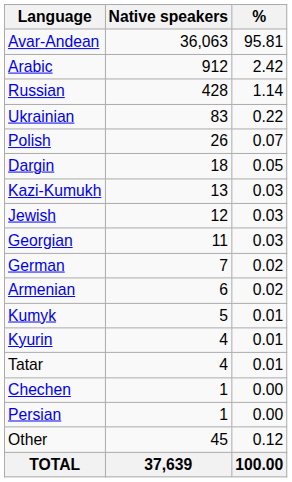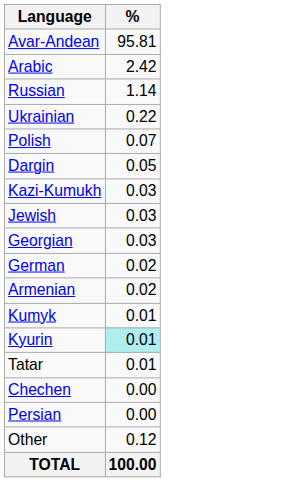- column: (168, 16)
(268, 340) no background -> (141, 340) paleturquoise background
